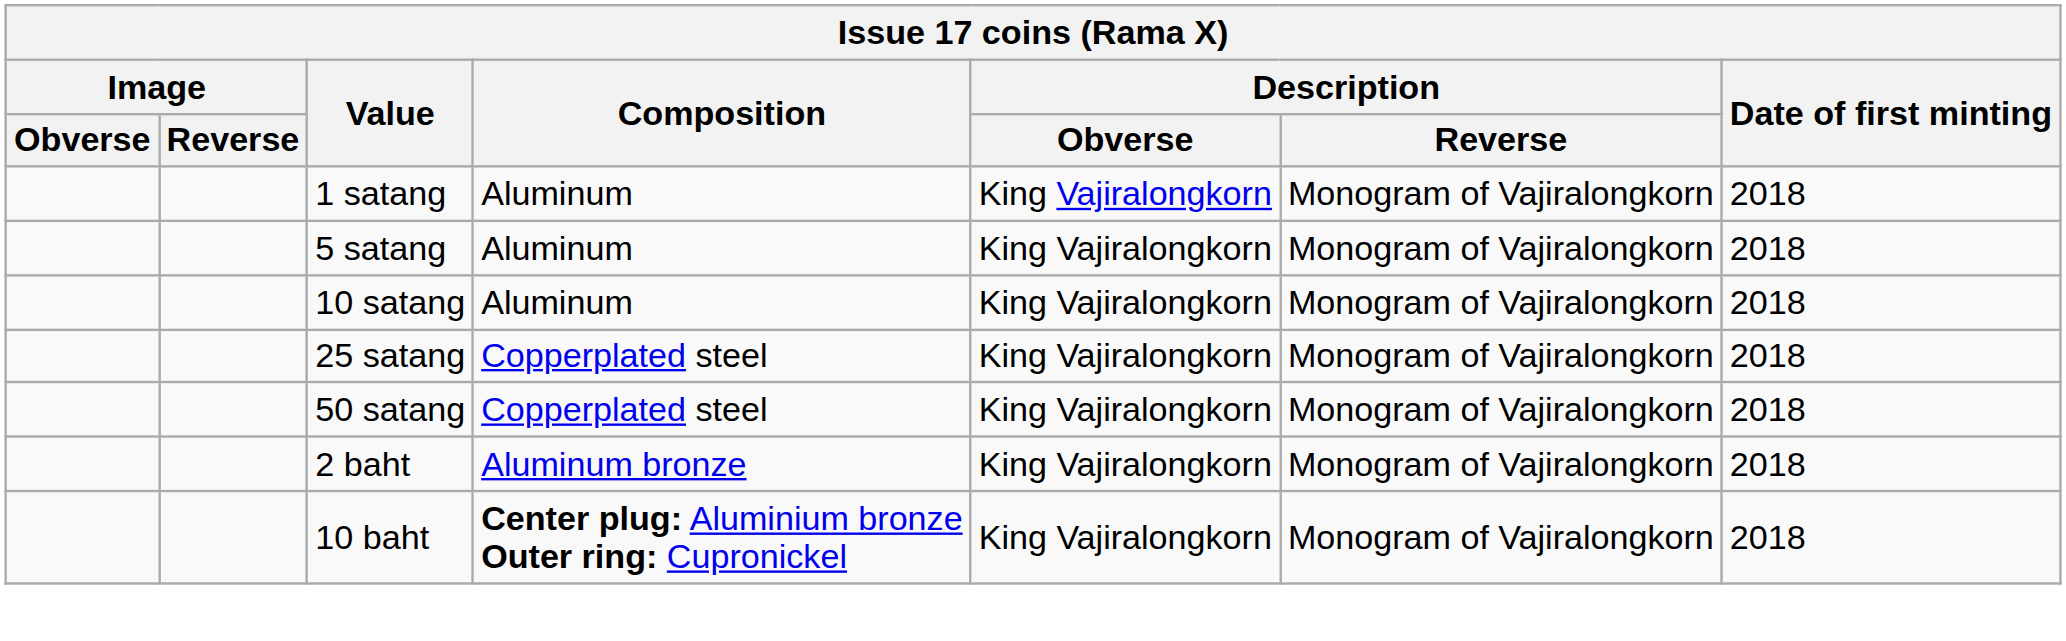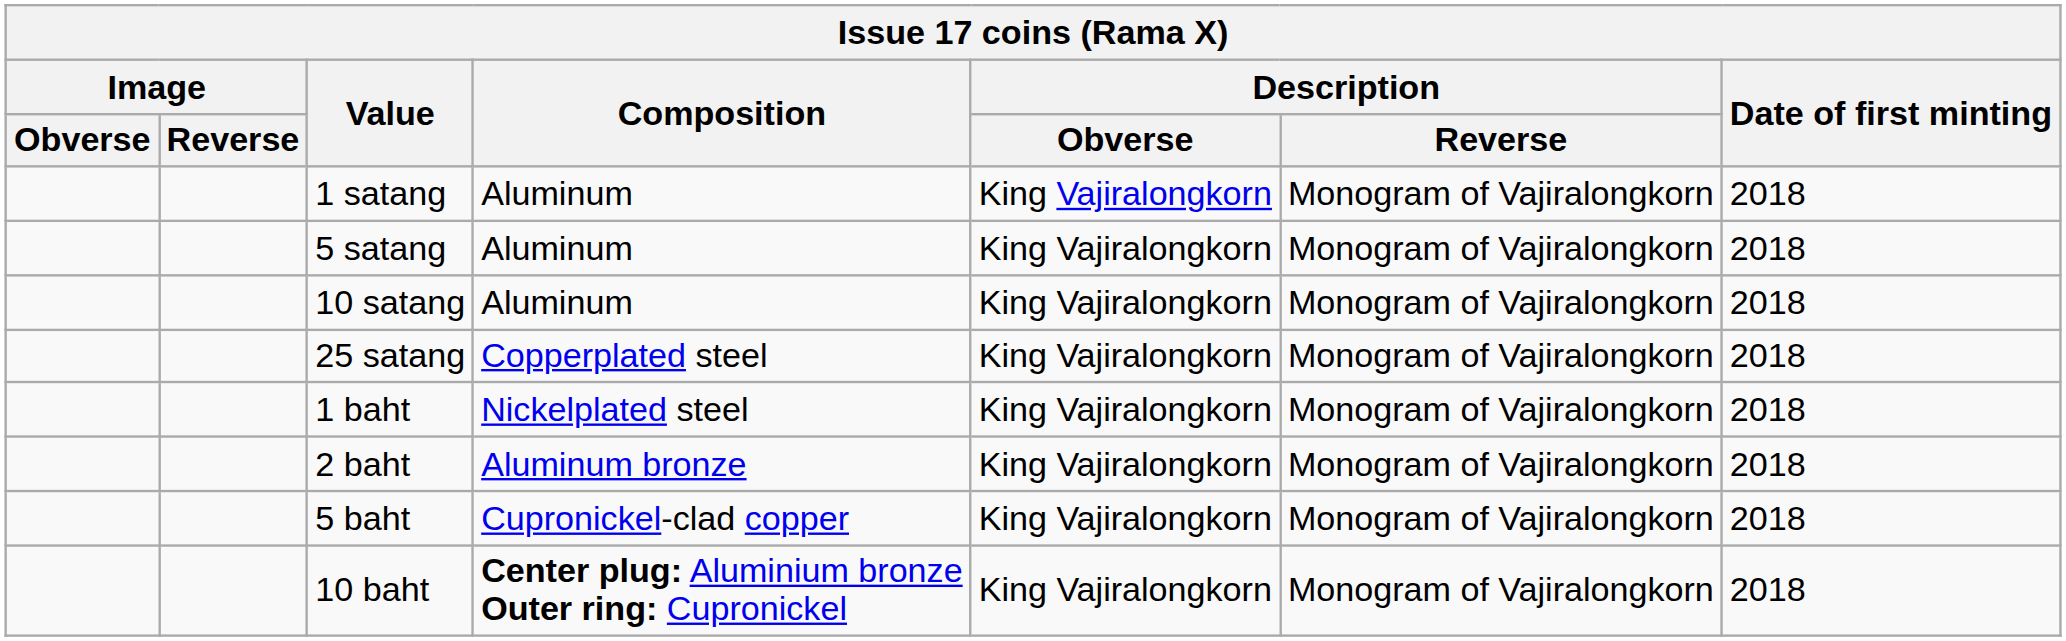- row: (390, 410)
+ row: (363, 410)
+ row: (363, 518)
